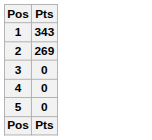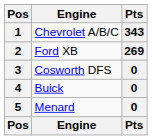+ column: (77, 13)
